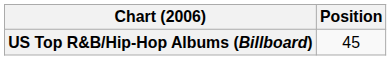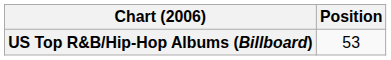(351, 42) 45 -> (351, 42) 53
